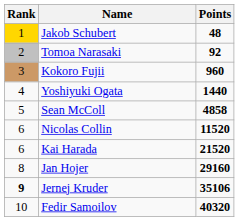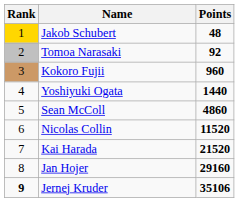(215, 110) 4858 -> (215, 110) 4860
(21, 149) 6 -> (21, 149) 7
- row: (79, 206)
